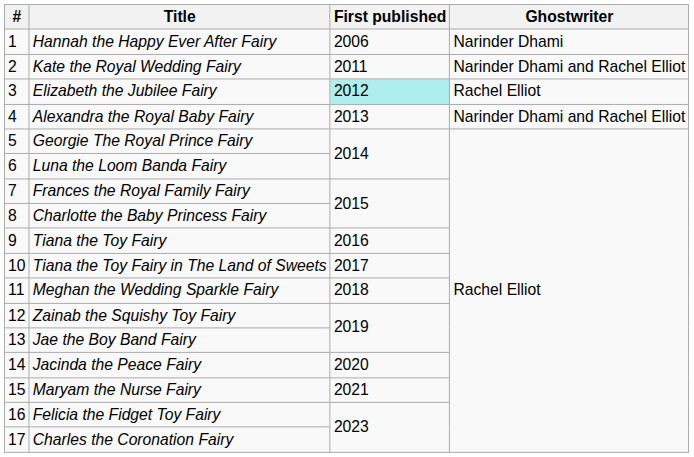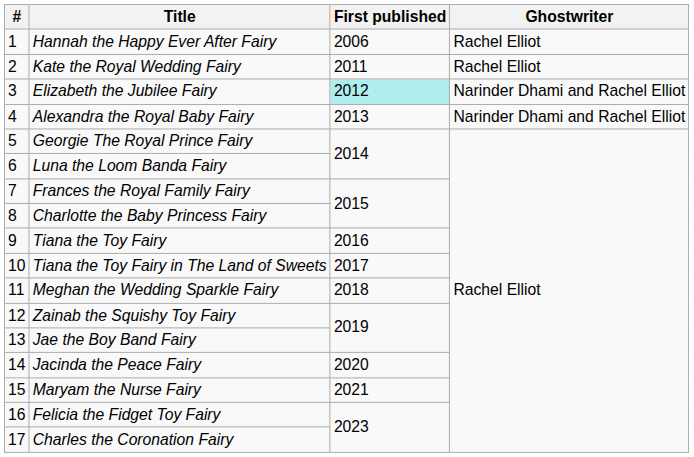(508, 41) Narinder Dhami -> (497, 41) Rachel Elliot
(569, 66) Narinder Dhami and Rachel Elliot -> (497, 66) Rachel Elliot
(497, 91) Rachel Elliot -> (569, 91) Narinder Dhami and Rachel Elliot
